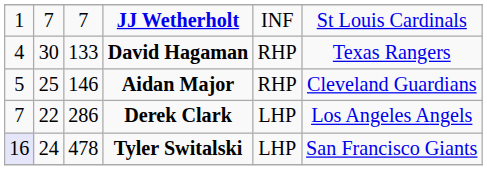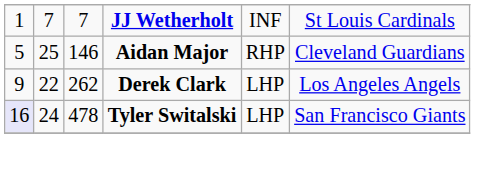- row: (178, 52)
(19, 116) 7 -> (19, 84) 9
(83, 116) 286 -> (83, 84) 262
